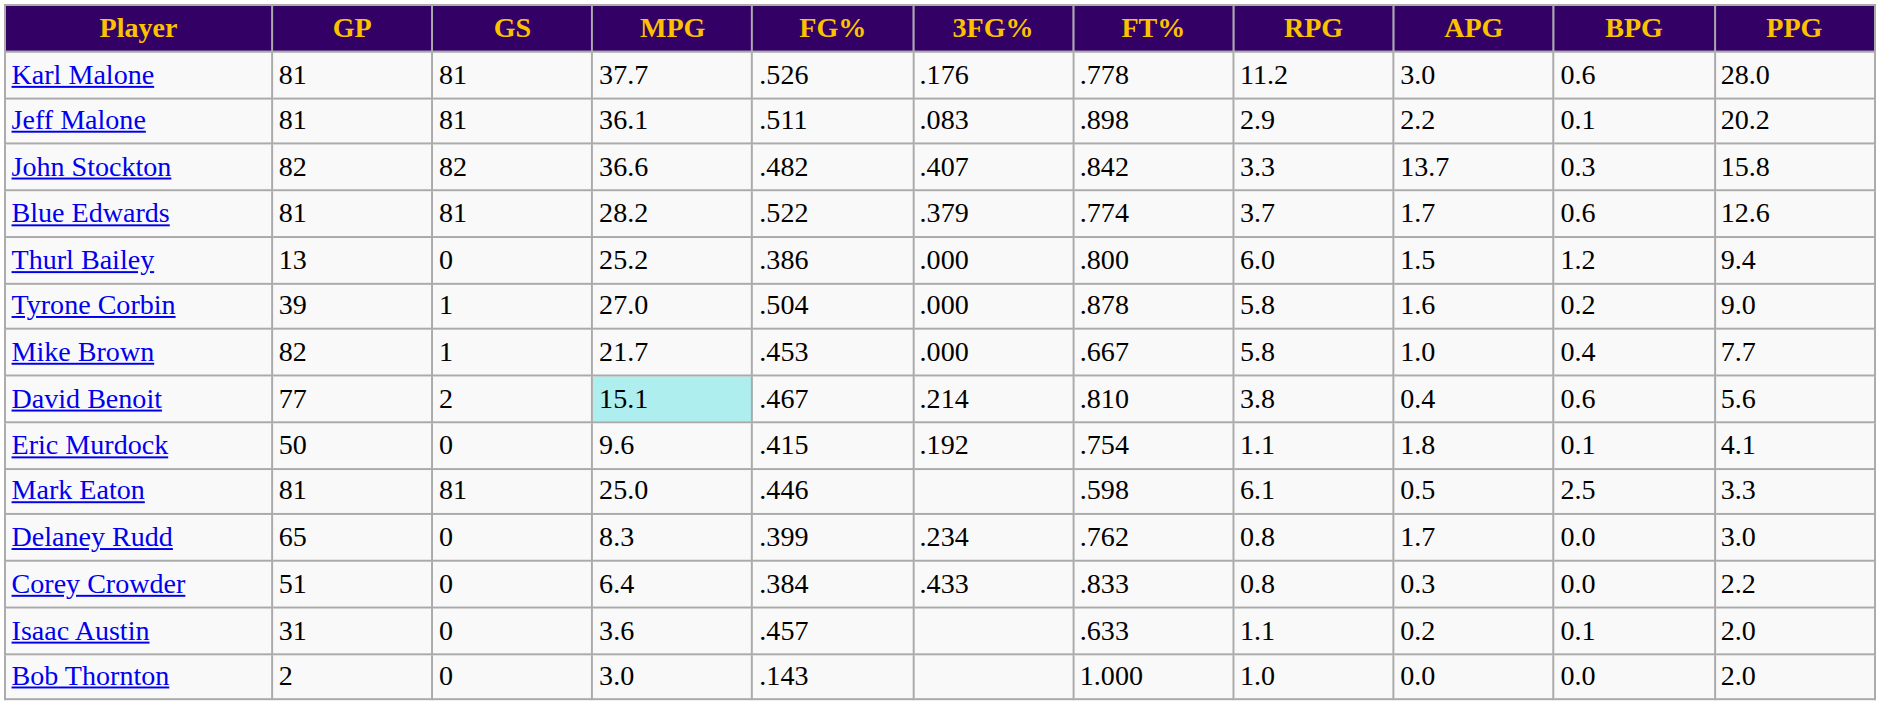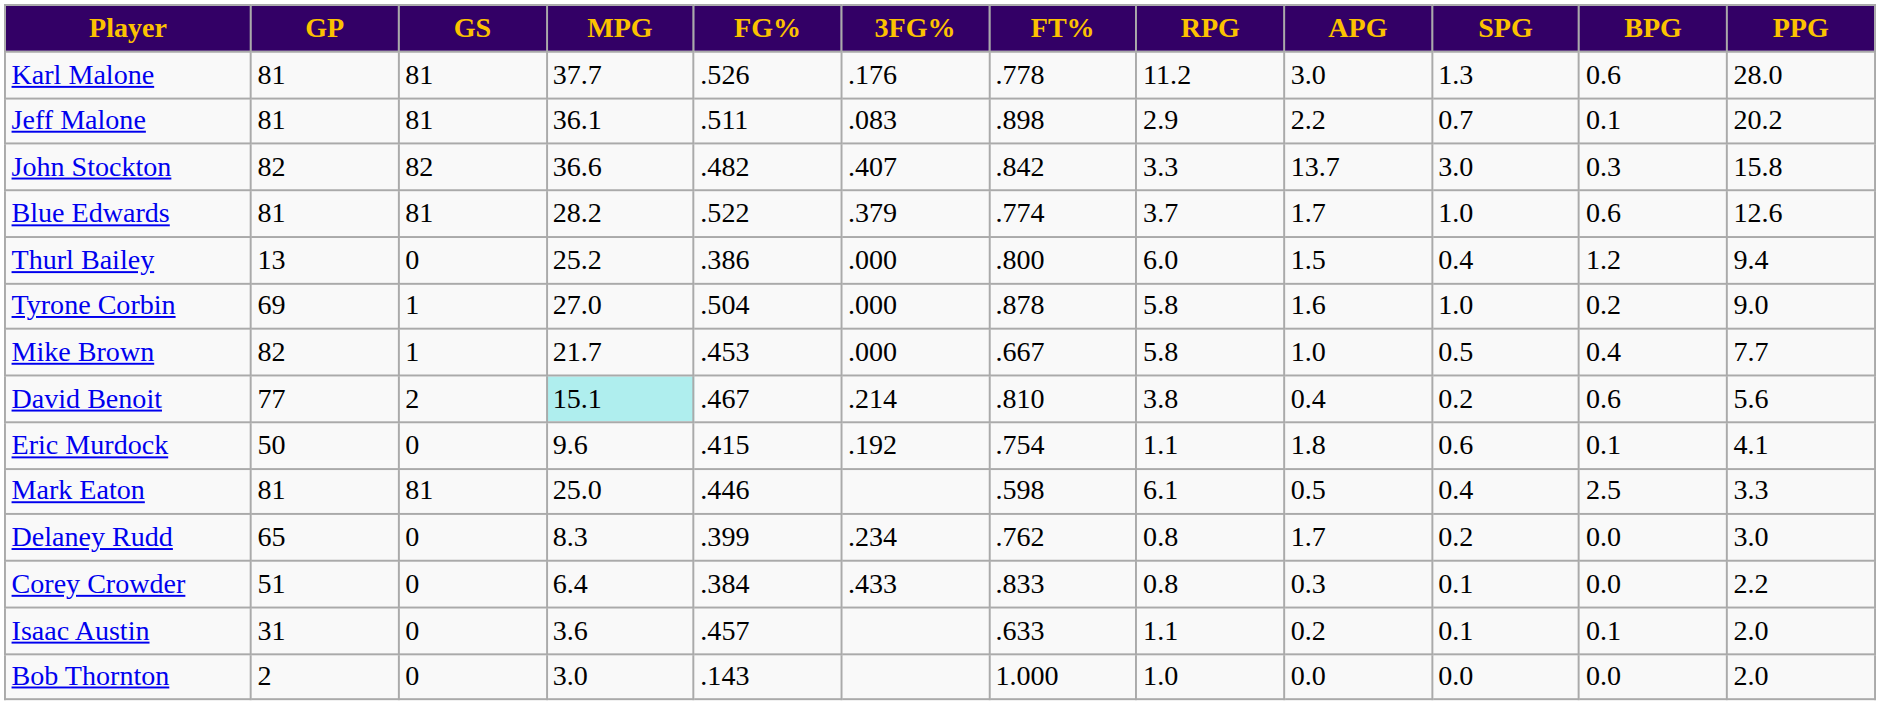+ column: (1506, 28)
(293, 305) 39 -> (272, 305) 69
